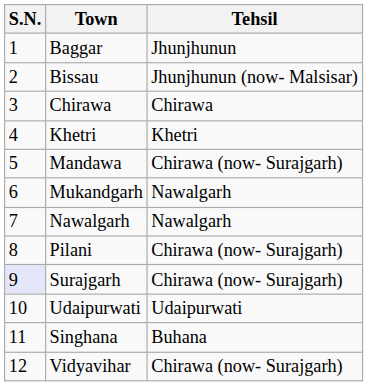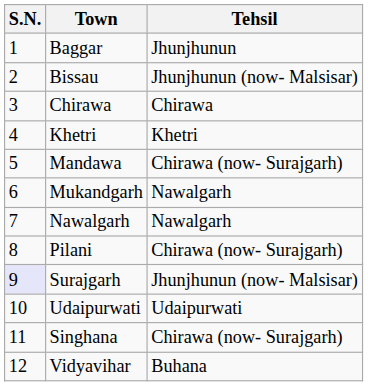(247, 279) Chirawa (now- Surajgarh) -> (255, 279) Jhunjhunun (now- Malsisar)
(179, 337) Buhana -> (247, 337) Chirawa (now- Surajgarh)
(247, 366) Chirawa (now- Surajgarh) -> (179, 366) Buhana
